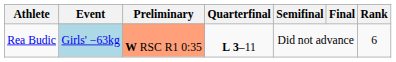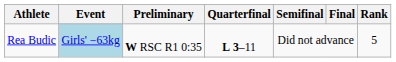(164, 47) lightsalmon background -> (164, 47) no background
(374, 40) 6 -> (374, 40) 5
